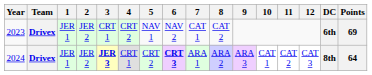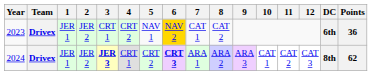(174, 32) no background -> (174, 32) gold background
(353, 32) 69 -> (353, 32) 36
(353, 57) 64 -> (353, 57) 62
